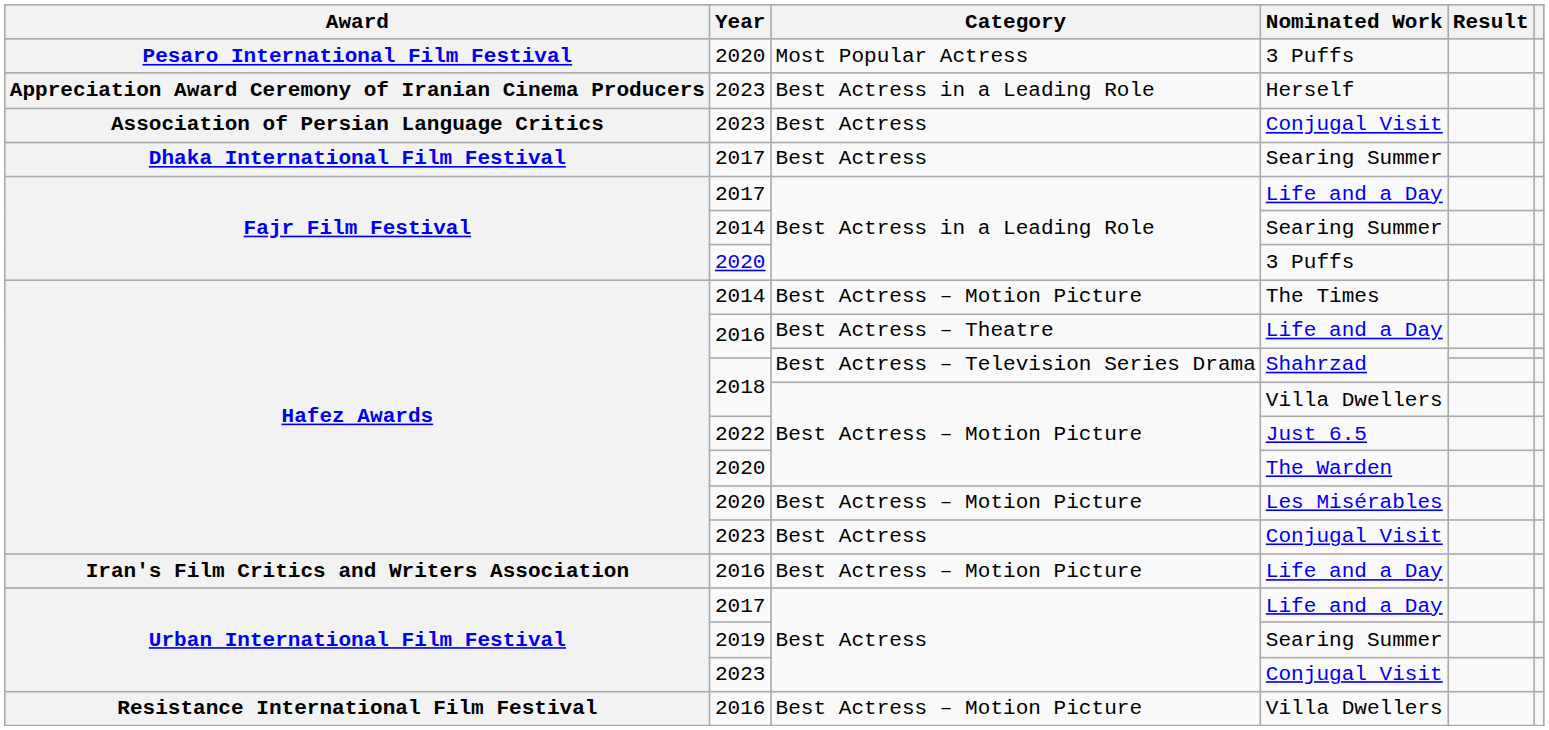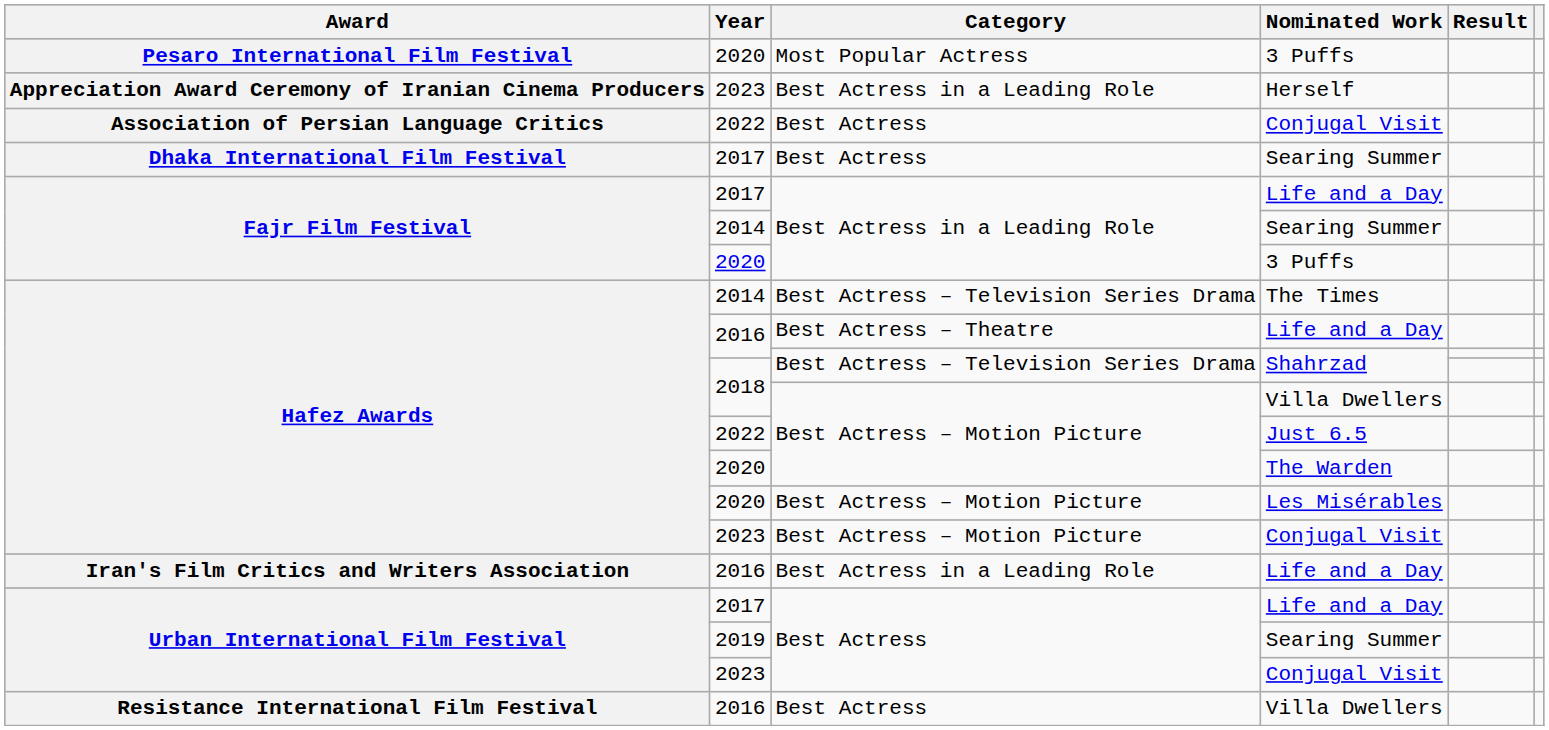(740, 125) 2023 -> (740, 125) 2022
(959, 297) Best Actress – Motion Picture -> (1016, 297) Best Actress – Television Series Drama
(851, 537) Best Actress -> (959, 537) Best Actress – Motion Picture
(959, 571) Best Actress – Motion Picture -> (965, 571) Best Actress in a Leading Role
(959, 708) Best Actress – Motion Picture -> (851, 708) Best Actress
